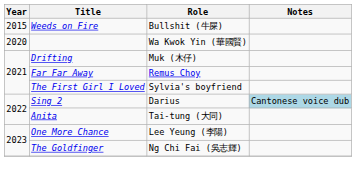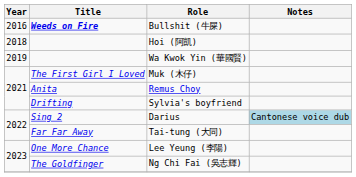(17, 26) 2015 -> (17, 26) 2016
(65, 26) normal -> (65, 26) bold
+ row: (173, 42)
(17, 42) 2020 -> (17, 58) 2019
(52, 58) Drifting -> (88, 74) The First Girl I Loved
(62, 73) Far Far Away -> (44, 89) Anita
(88, 87) The First Girl I Loved -> (52, 103) Drifting
(44, 116) Anita -> (62, 132) Far Far Away
